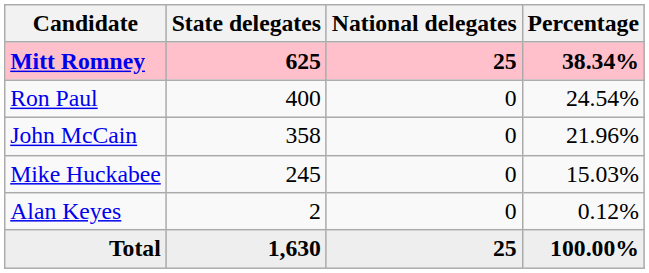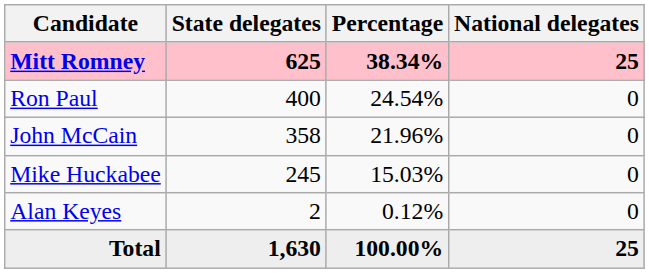columns swapped: (583, 23) <-> (424, 23)
